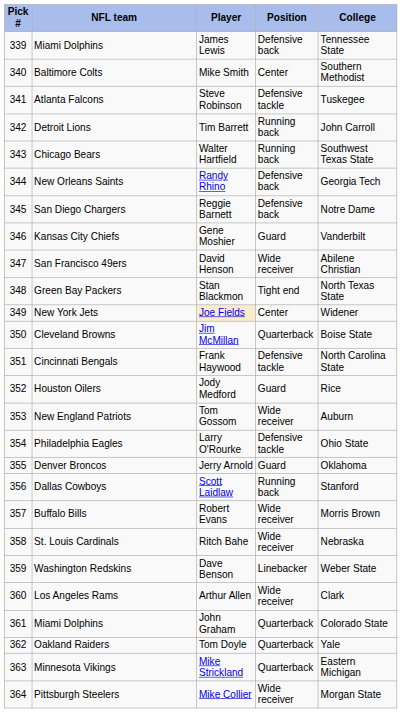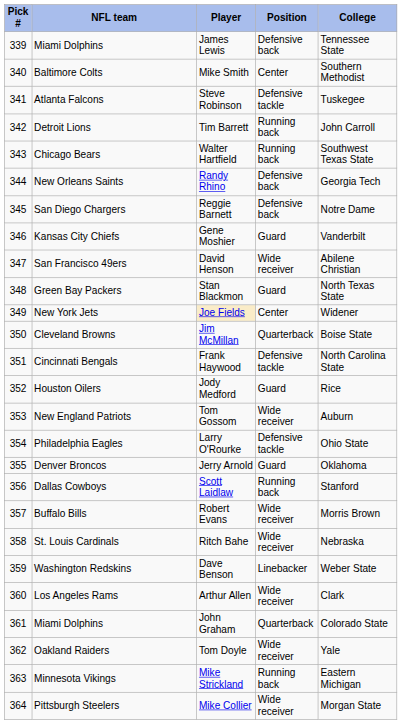(279, 291) Tight end -> (272, 291) Guard
(286, 645) Quarterback -> (276, 651) Wide receiver
(286, 667) Quarterback -> (277, 678) Running back
